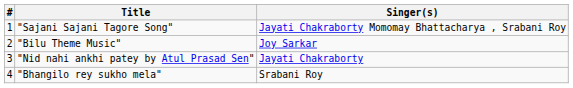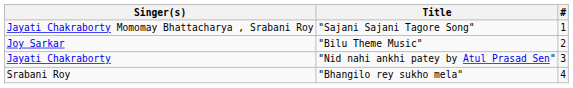columns swapped: (10, 12) <-> (413, 12)
